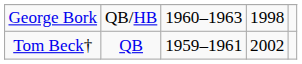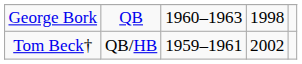(131, 18) QB/HB -> (131, 18) QB
(131, 45) QB -> (131, 45) QB/HB
